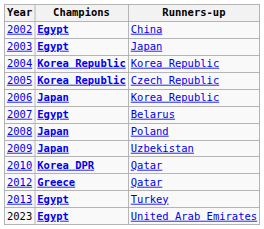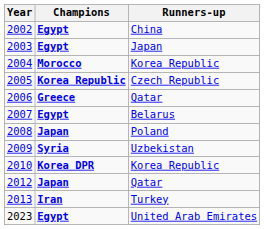(81, 64) Korea Republic -> (59, 64) Morocco
(53, 98) Japan -> (56, 98) Greece
(175, 98) Korea Republic -> (147, 98) Qatar
(53, 149) Japan -> (53, 149) Syria
(147, 166) Qatar -> (175, 166) Korea Republic
(56, 183) Greece -> (53, 183) Japan
(53, 200) Egypt -> (50, 200) Iran
